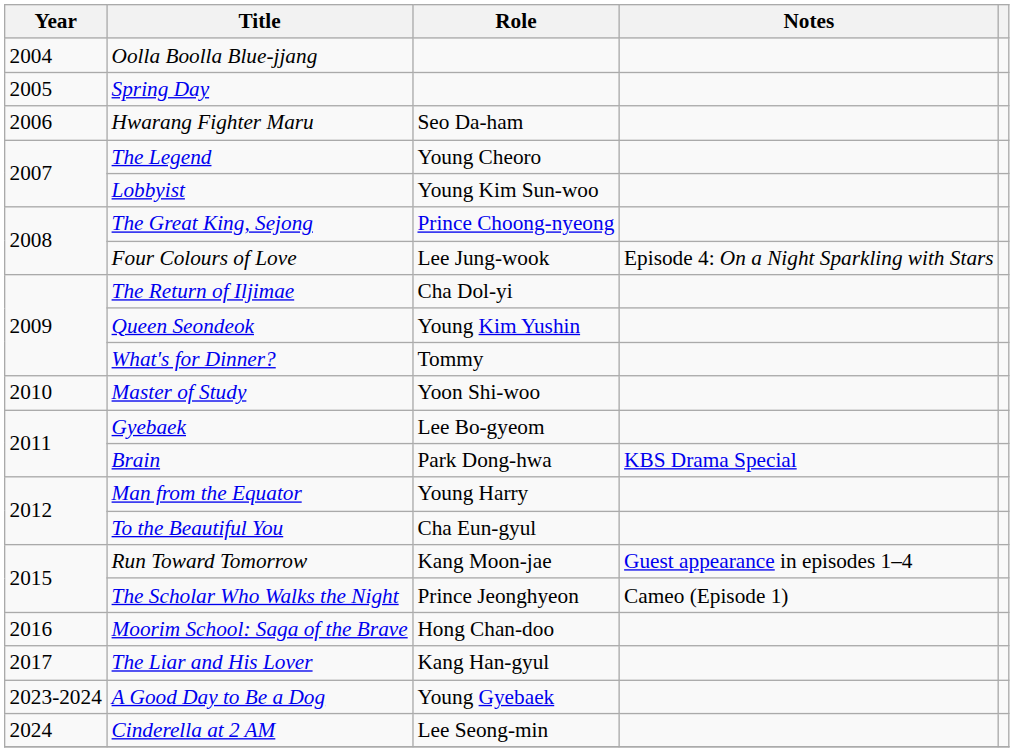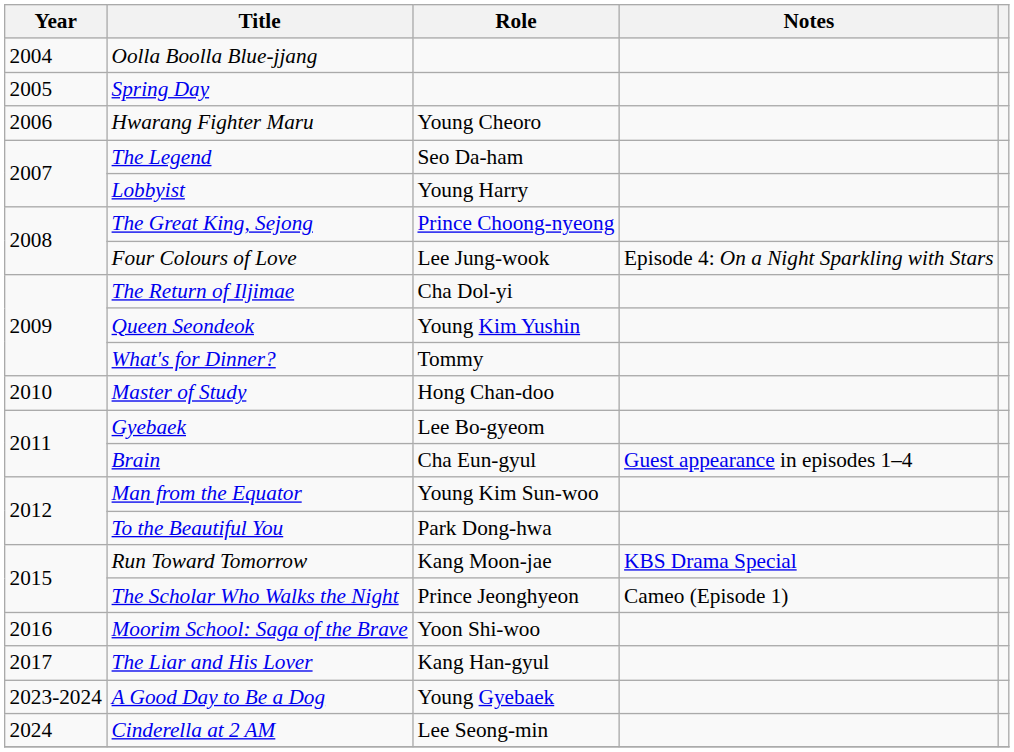(470, 122) Seo Da-ham -> (479, 122) Young Cheoro
(479, 156) Young Cheoro -> (470, 156) Seo Da-ham
(508, 190) Young Kim Sun-woo -> (473, 190) Young Harry
(479, 392) Yoon Shi-woo -> (486, 392) Hong Chan-doo
(485, 460) Park Dong-hwa -> (477, 460) Cha Eun-gyul
(710, 460) KBS Drama Special -> (768, 460) Guest appearance in episodes 1–4
(473, 493) Young Harry -> (508, 493) Young Kim Sun-woo
(477, 527) Cha Eun-gyul -> (485, 527) Park Dong-hwa
(768, 561) Guest appearance in episodes 1–4 -> (710, 561) KBS Drama Special
(486, 628) Hong Chan-doo -> (479, 628) Yoon Shi-woo
